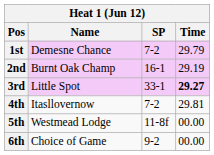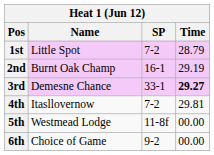(71, 50) Demesne Chance -> (55, 50) Little Spot
(191, 50) 29.79 -> (191, 50) 28.79
(55, 86) Little Spot -> (71, 86) Demesne Chance
